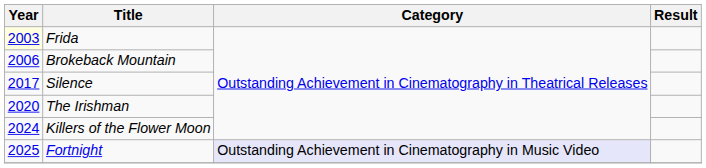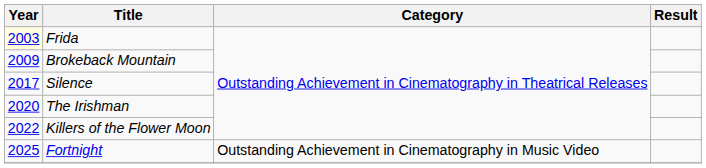(24, 60) 2006 -> (24, 60) 2009
(24, 128) 2024 -> (24, 128) 2022
(408, 151) lavender background -> (408, 151) no background
